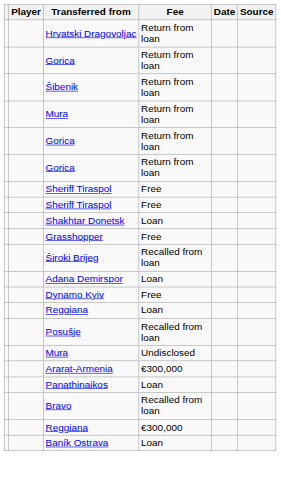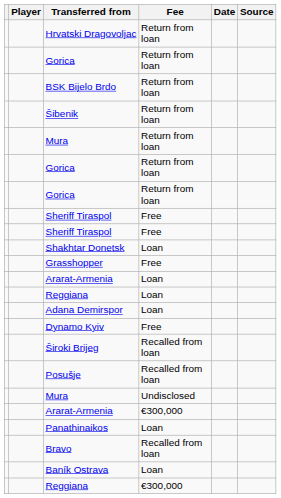+ row: (81, 87)
+ row: (79, 279)
rows swapped: (67, 310) <-> (72, 257)
rows swapped: (67, 427) <-> (77, 443)
